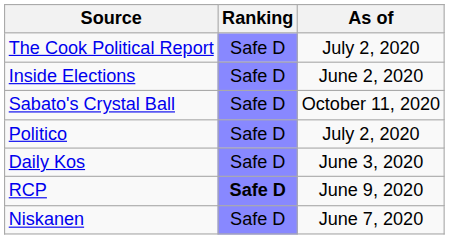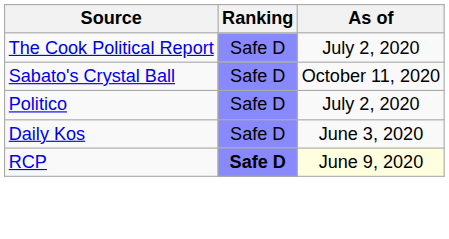- row: (72, 76)
(371, 190) no background -> (371, 162) lightyellow background
- row: (46, 219)
